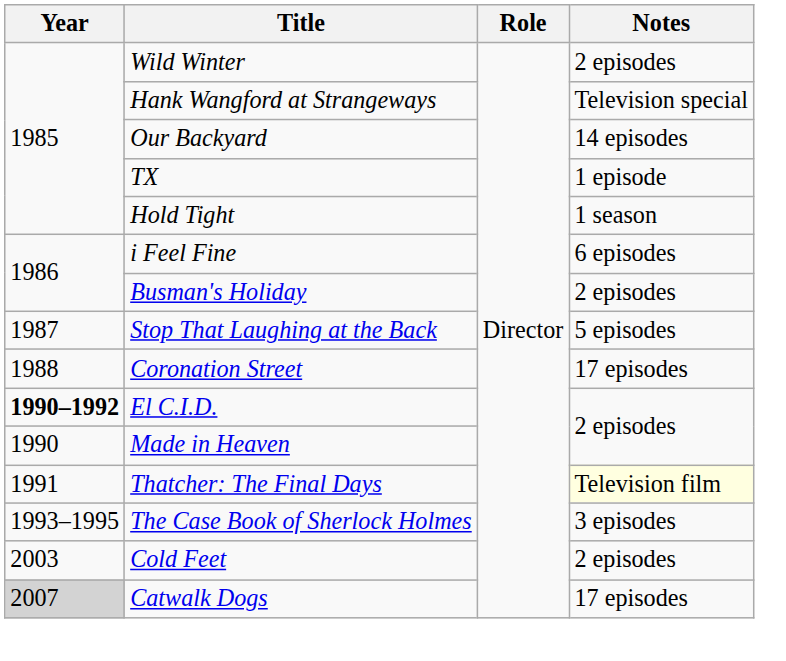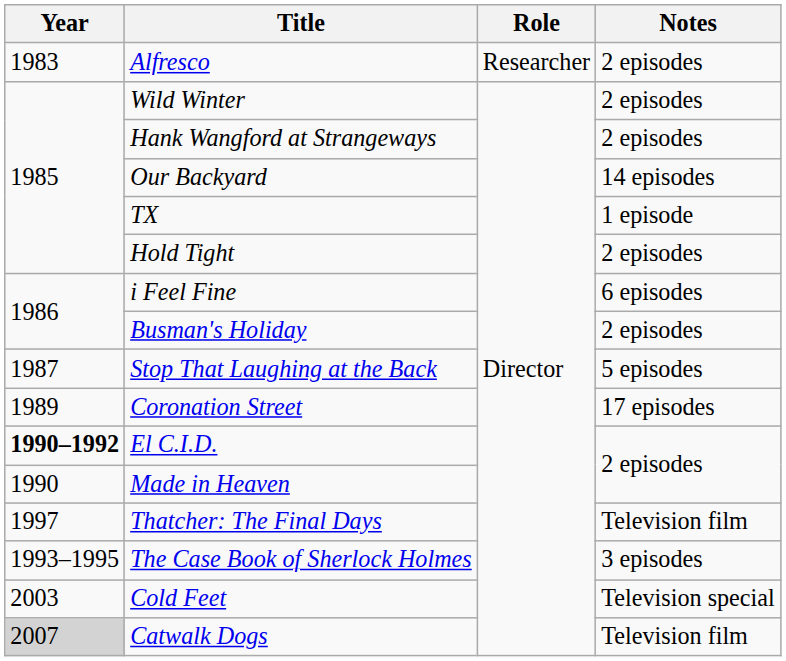+ row: (170, 61)
(661, 100) Television special -> (652, 138) 2 episodes
(616, 215) 1 season -> (652, 253) 2 episodes
(34, 368) 1988 -> (34, 406) 1989
(34, 483) 1991 -> (34, 521) 1997
(648, 483) lightyellow background -> (675, 521) no background
(625, 560) 2 episodes -> (688, 598) Television special
(631, 598) 17 episodes -> (675, 636) Television film
